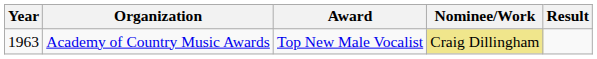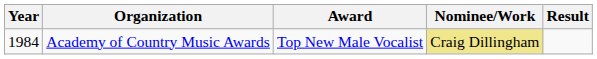(24, 41) 1963 -> (24, 41) 1984
